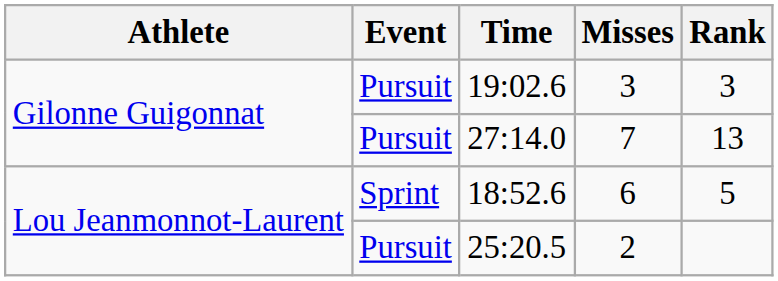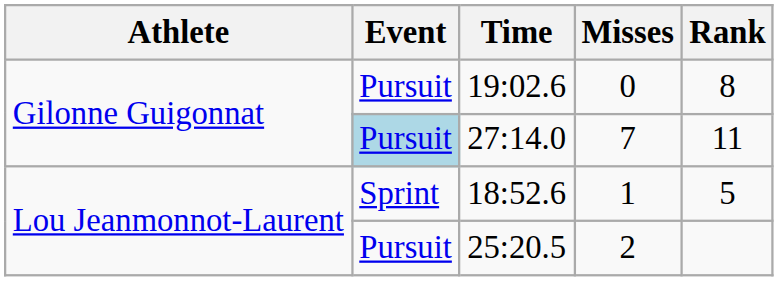(628, 85) 3 -> (628, 85) 0
(727, 85) 3 -> (727, 85) 8
(406, 139) no background -> (406, 139) lightblue background
(727, 139) 13 -> (727, 139) 11
(628, 193) 6 -> (628, 193) 1
